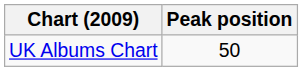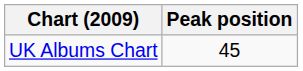(229, 50) 50 -> (229, 50) 45
